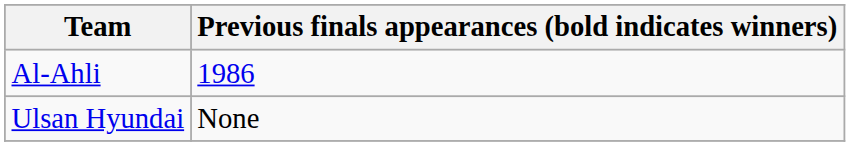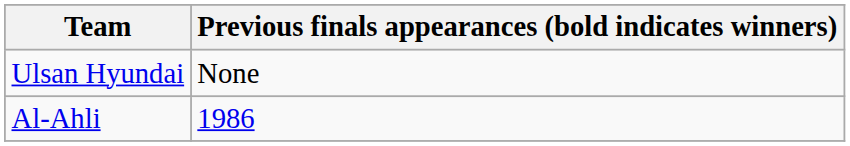rows swapped: (98, 118) <-> (56, 72)
